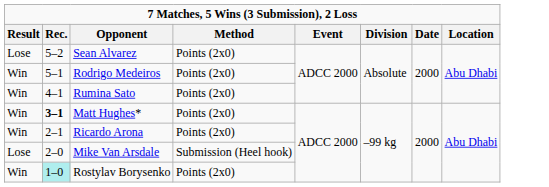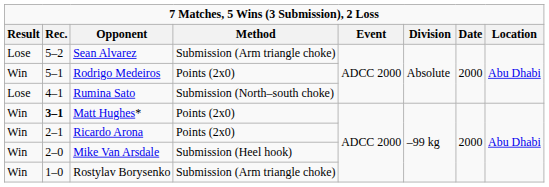(205, 54) Points (2x0) -> (256, 54) Submission (Arm triangle choke)
(17, 93) Win -> (19, 93) Lose
(205, 93) Points (2x0) -> (255, 93) Submission (North–south choke)
(19, 152) Lose -> (17, 152) Win
(54, 172) paleturquoise background -> (54, 172) no background
(205, 172) Points (2x0) -> (256, 172) Submission (Arm triangle choke)
